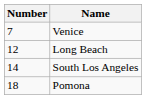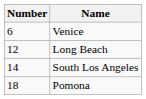(10, 31) 7 -> (10, 31) 6
